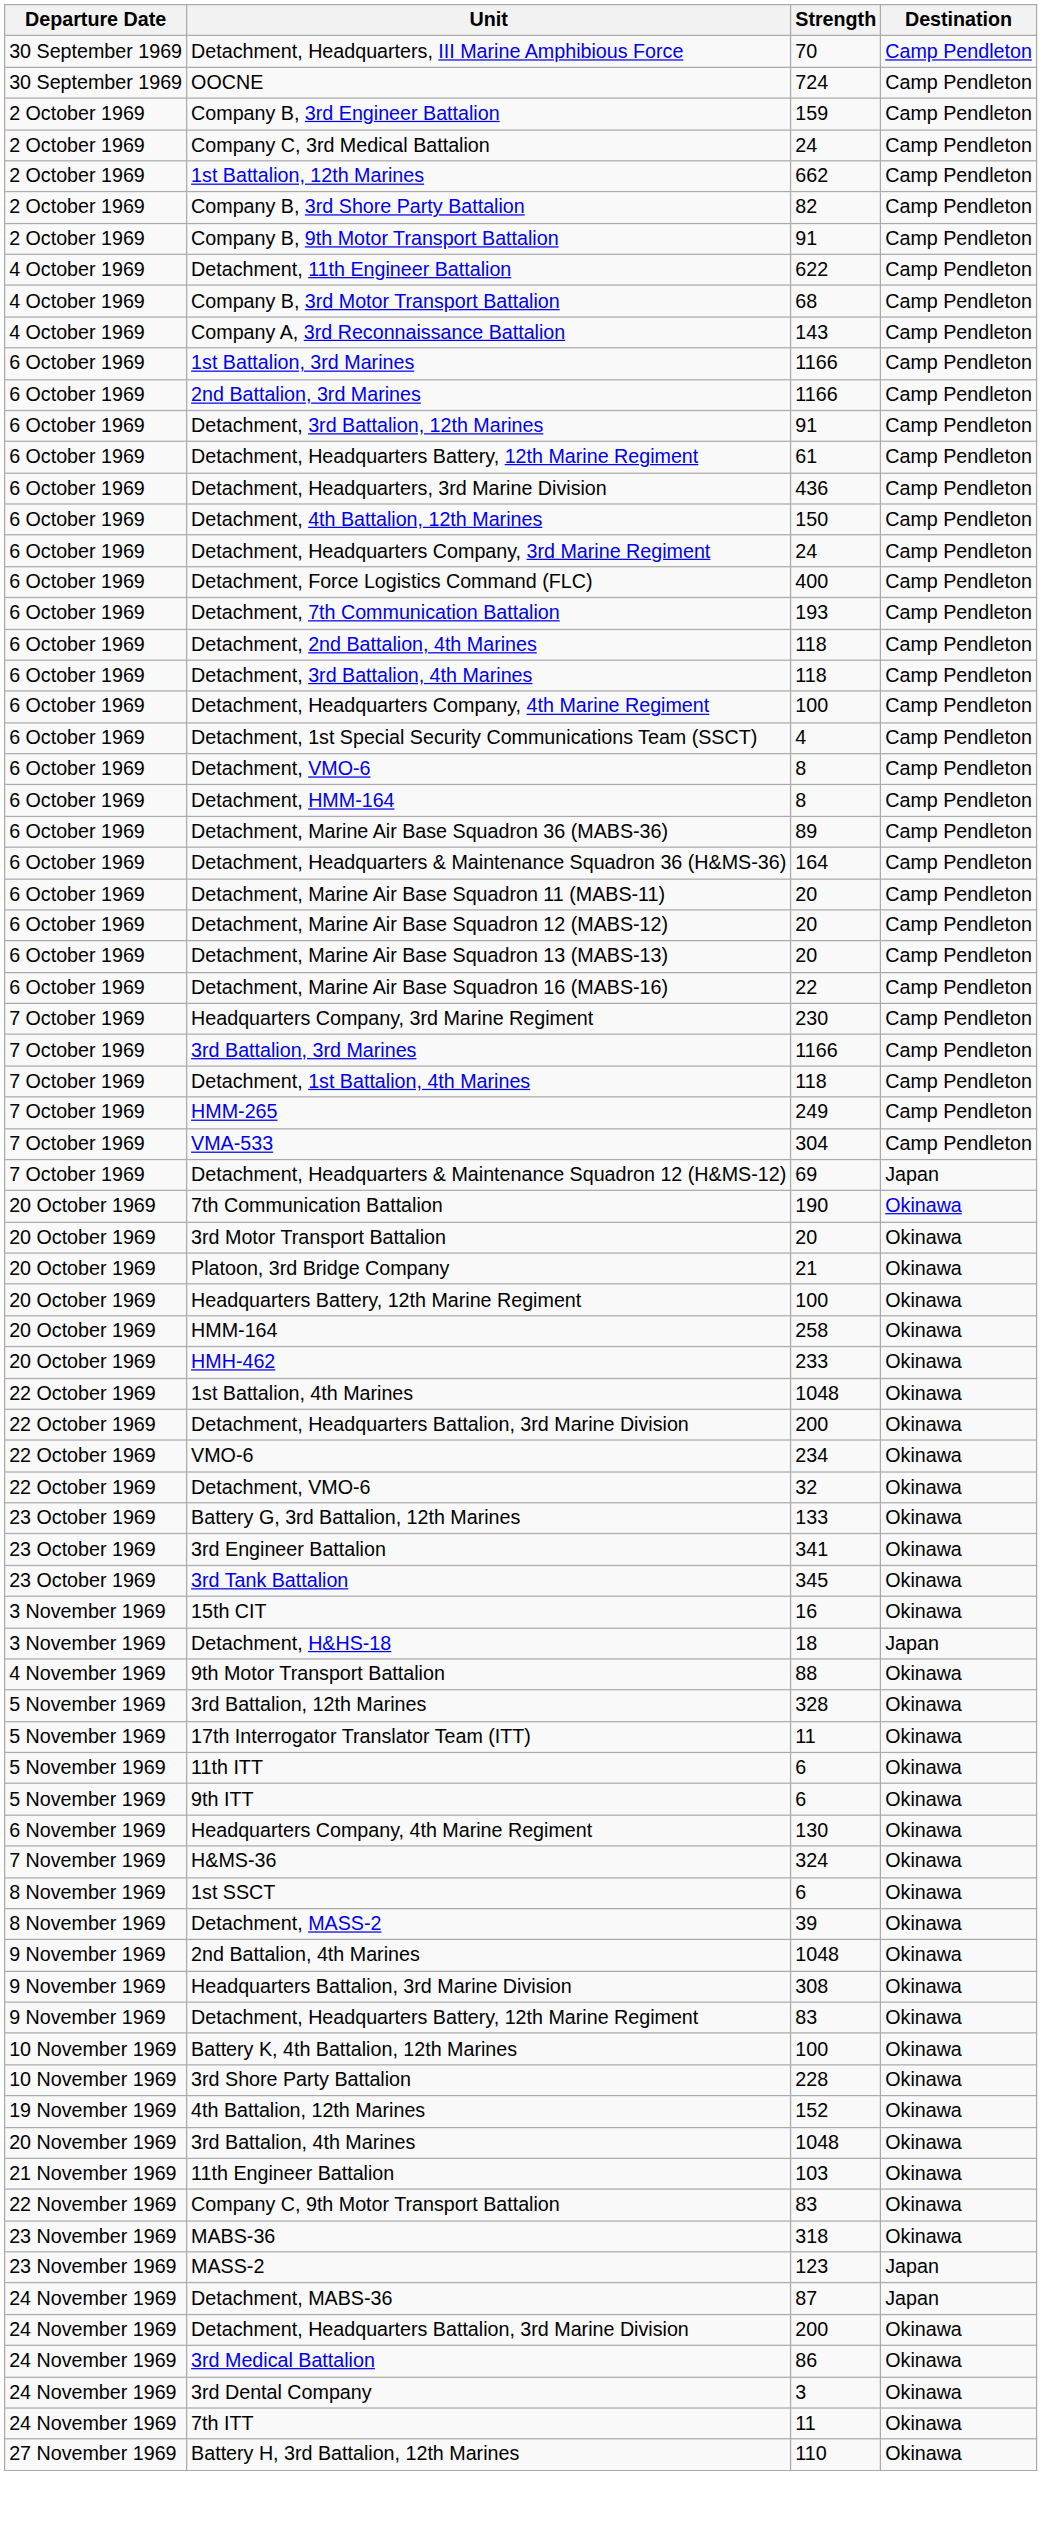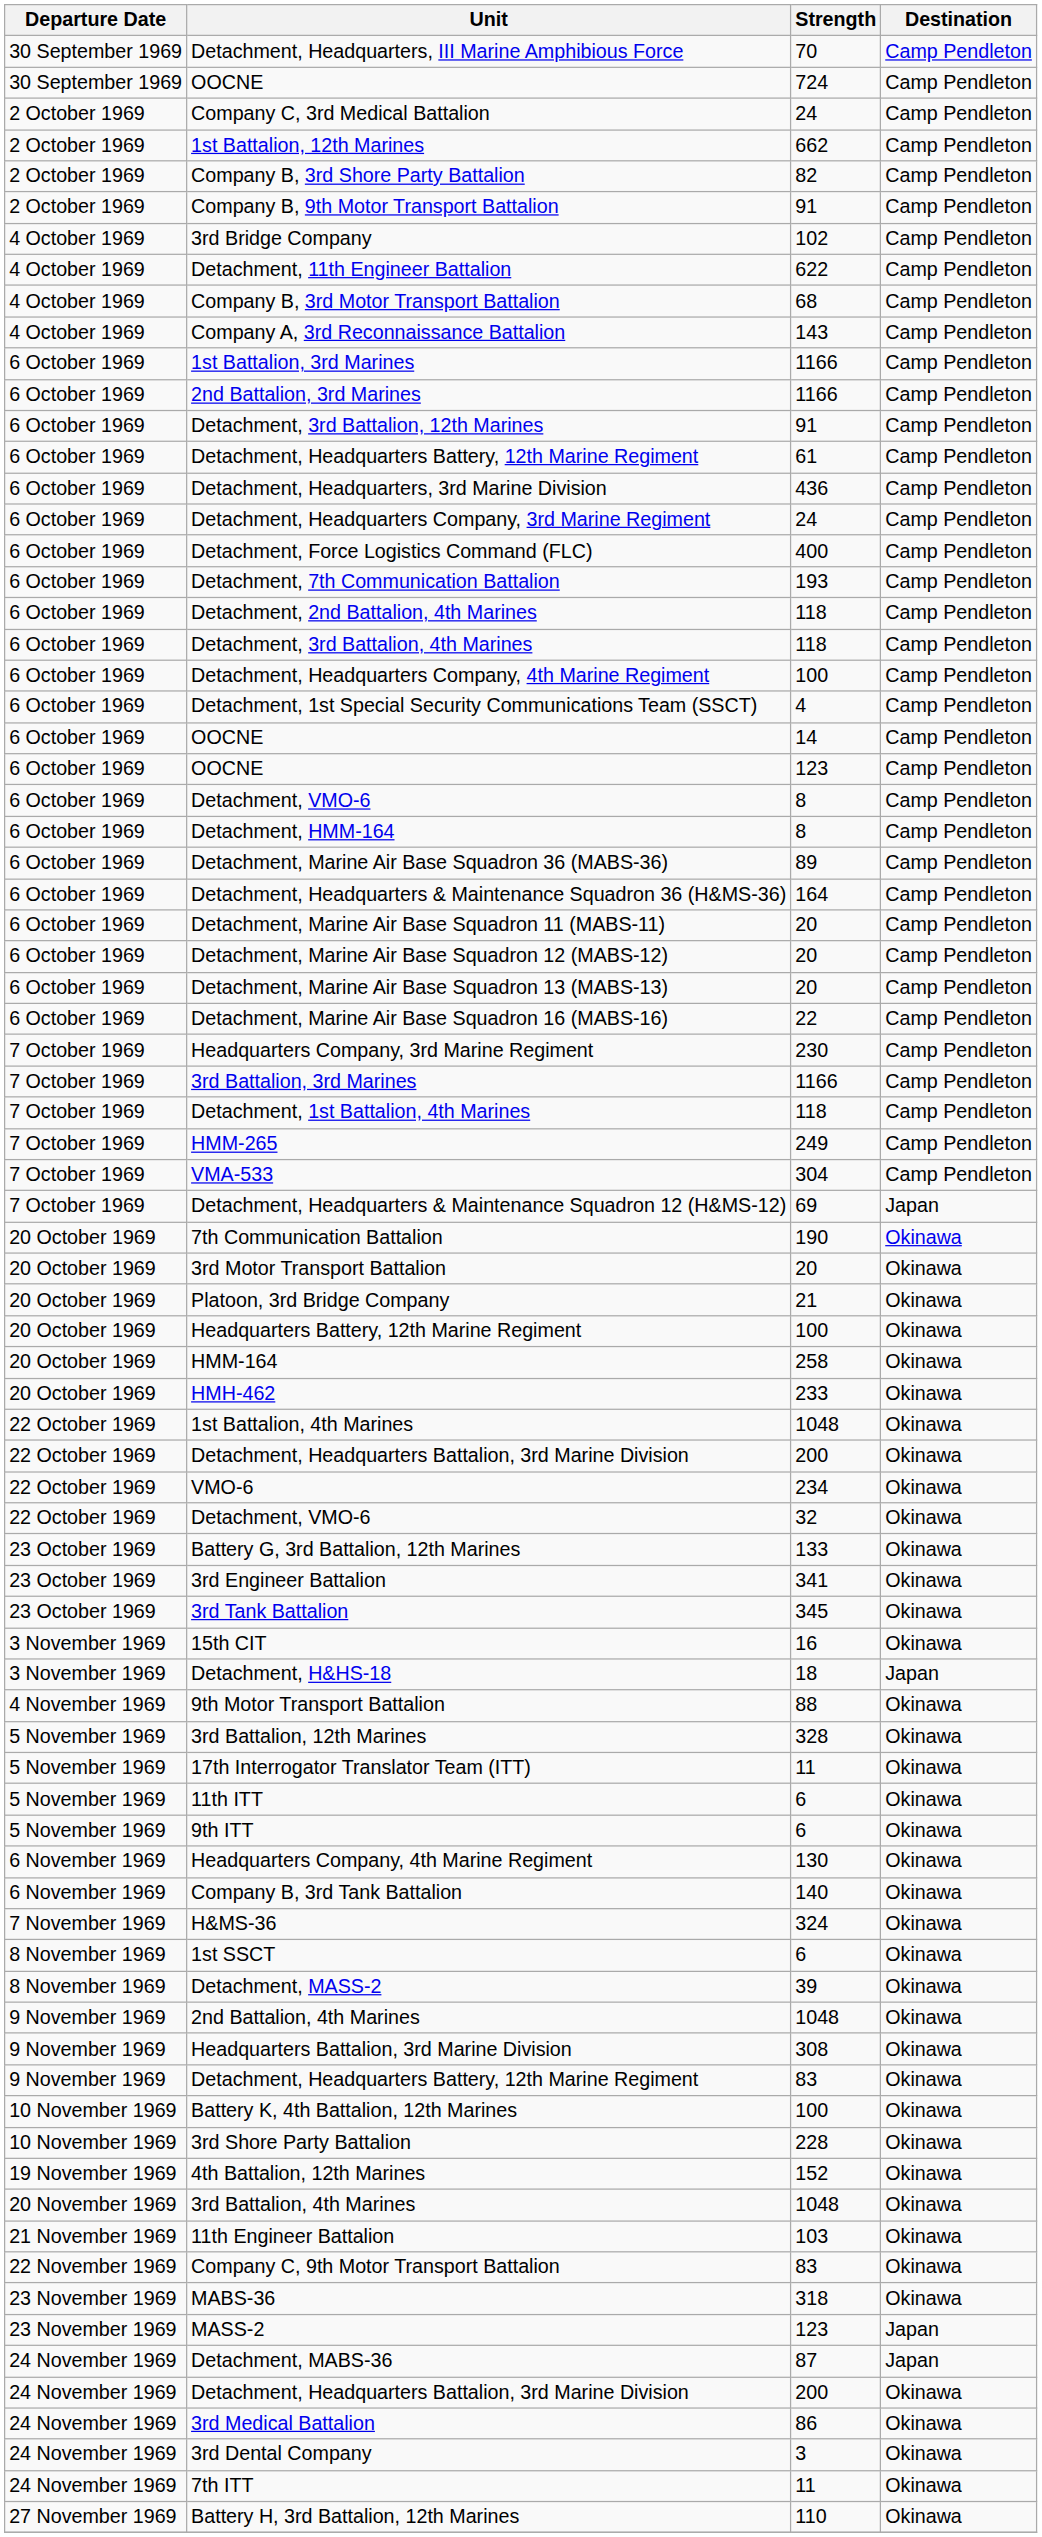- row: (345, 113)
+ row: (281, 238)
- row: (367, 519)
+ row: (227, 737)
+ row: (227, 769)
+ row: (327, 1892)
